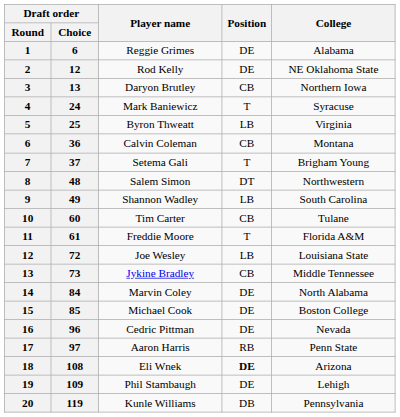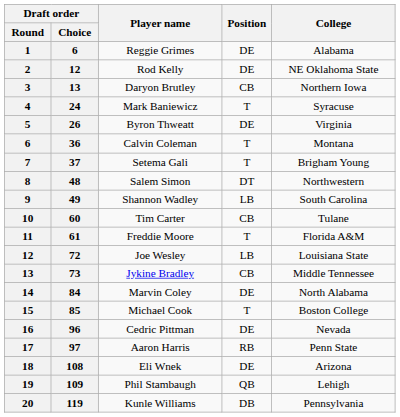(75, 125) 25 -> (75, 125) 26
(247, 125) LB -> (247, 125) DE
(247, 143) CB -> (247, 143) T
(247, 310) DE -> (247, 310) T
(247, 366) bold -> (247, 366) normal
(247, 384) DE -> (247, 384) QB
